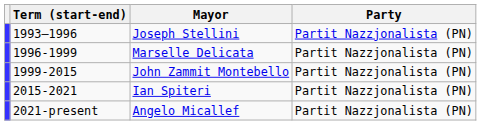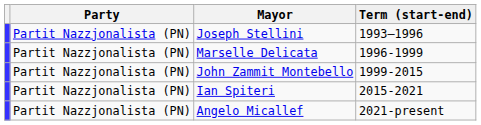columns swapped: (384, 14) <-> (70, 14)
